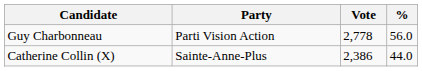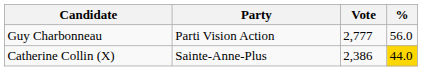(358, 35) 2,778 -> (358, 35) 2,777
(401, 55) no background -> (401, 55) gold background
